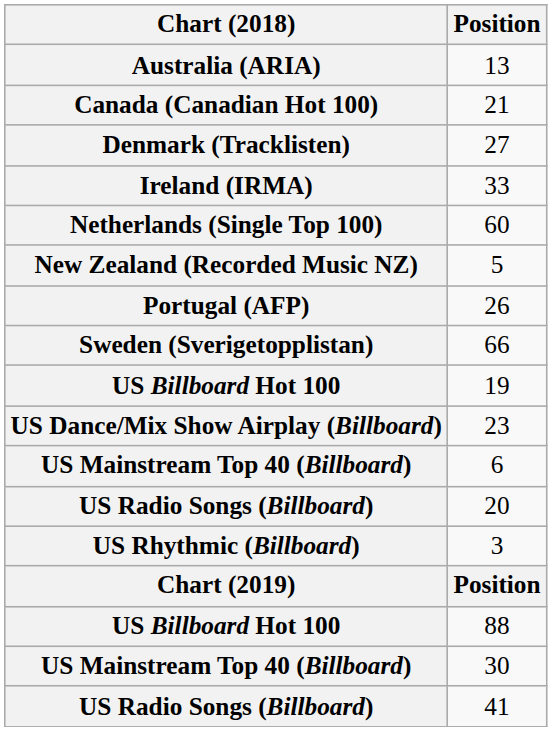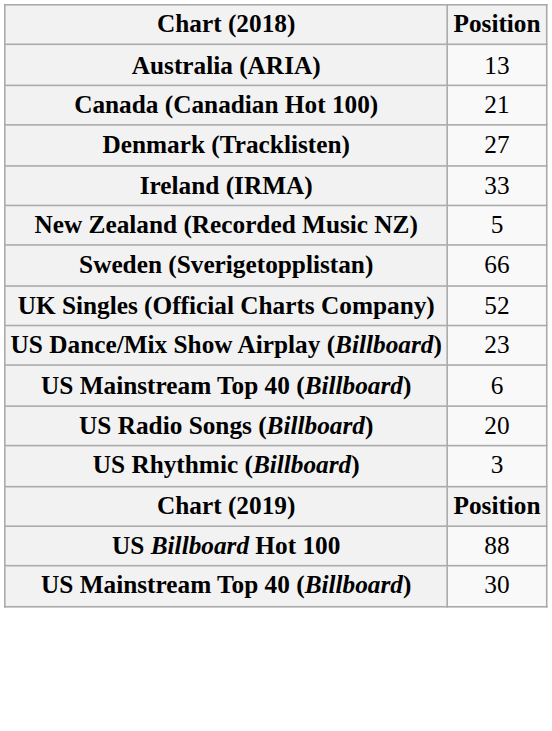- row: (497, 225)
- row: (497, 305)
+ row: (497, 305)
- row: (497, 385)
- row: (497, 706)
